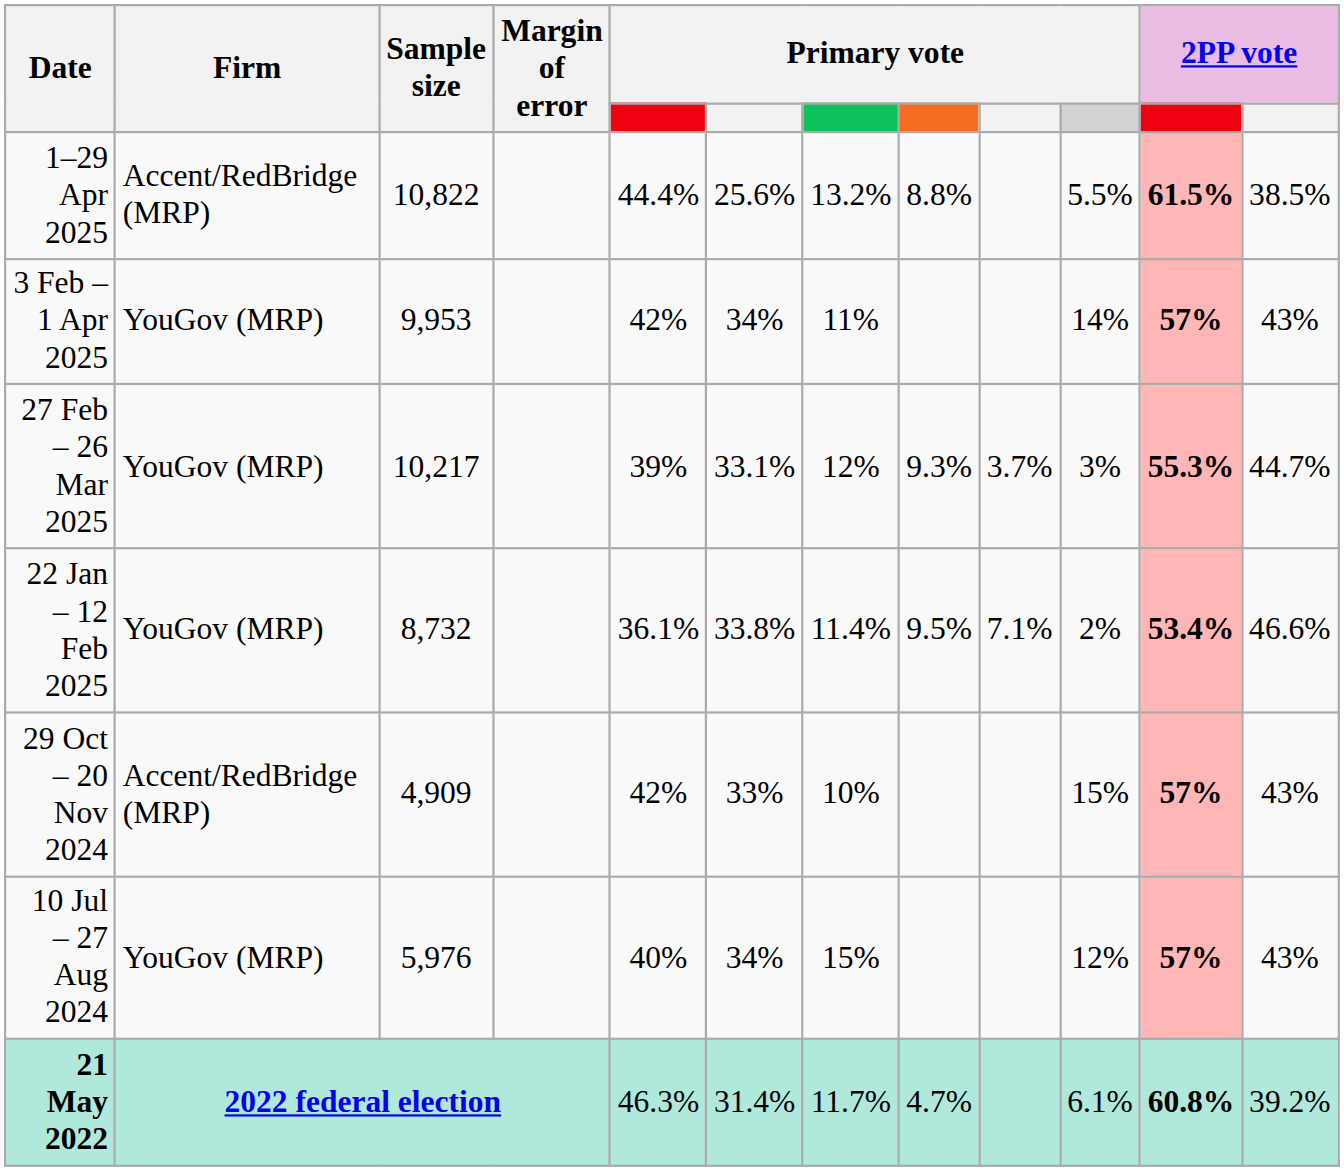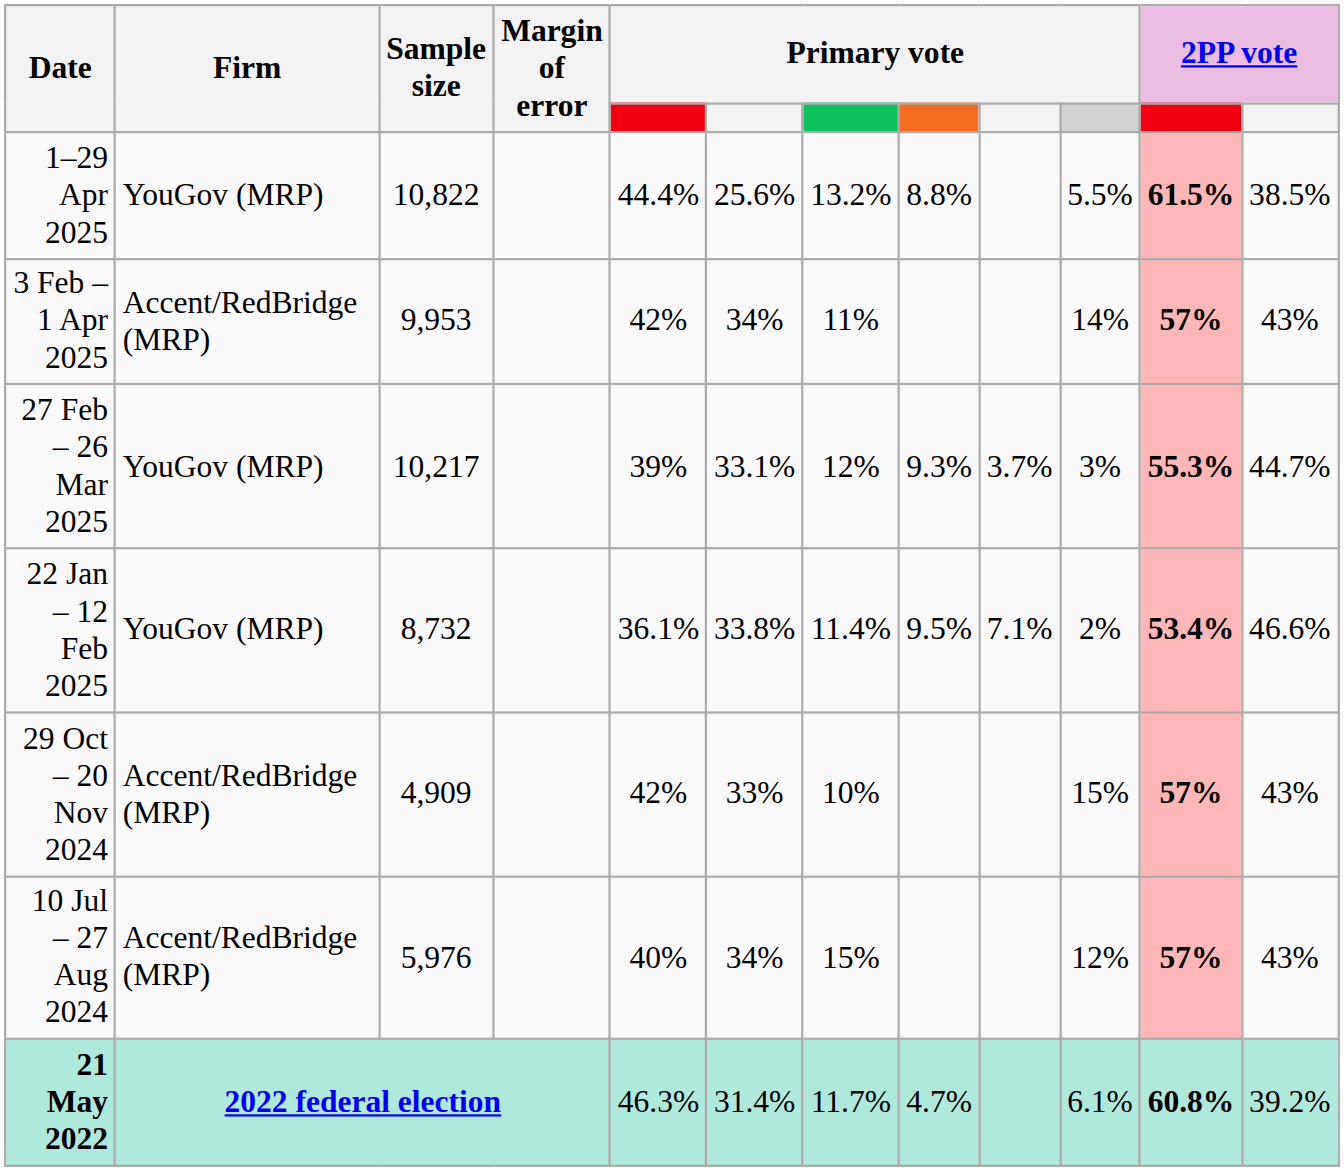(240, 194) Accent/RedBridge (MRP) -> (223, 194) YouGov (MRP)
(223, 321) YouGov (MRP) -> (240, 321) Accent/RedBridge (MRP)
(223, 957) YouGov (MRP) -> (240, 957) Accent/RedBridge (MRP)
